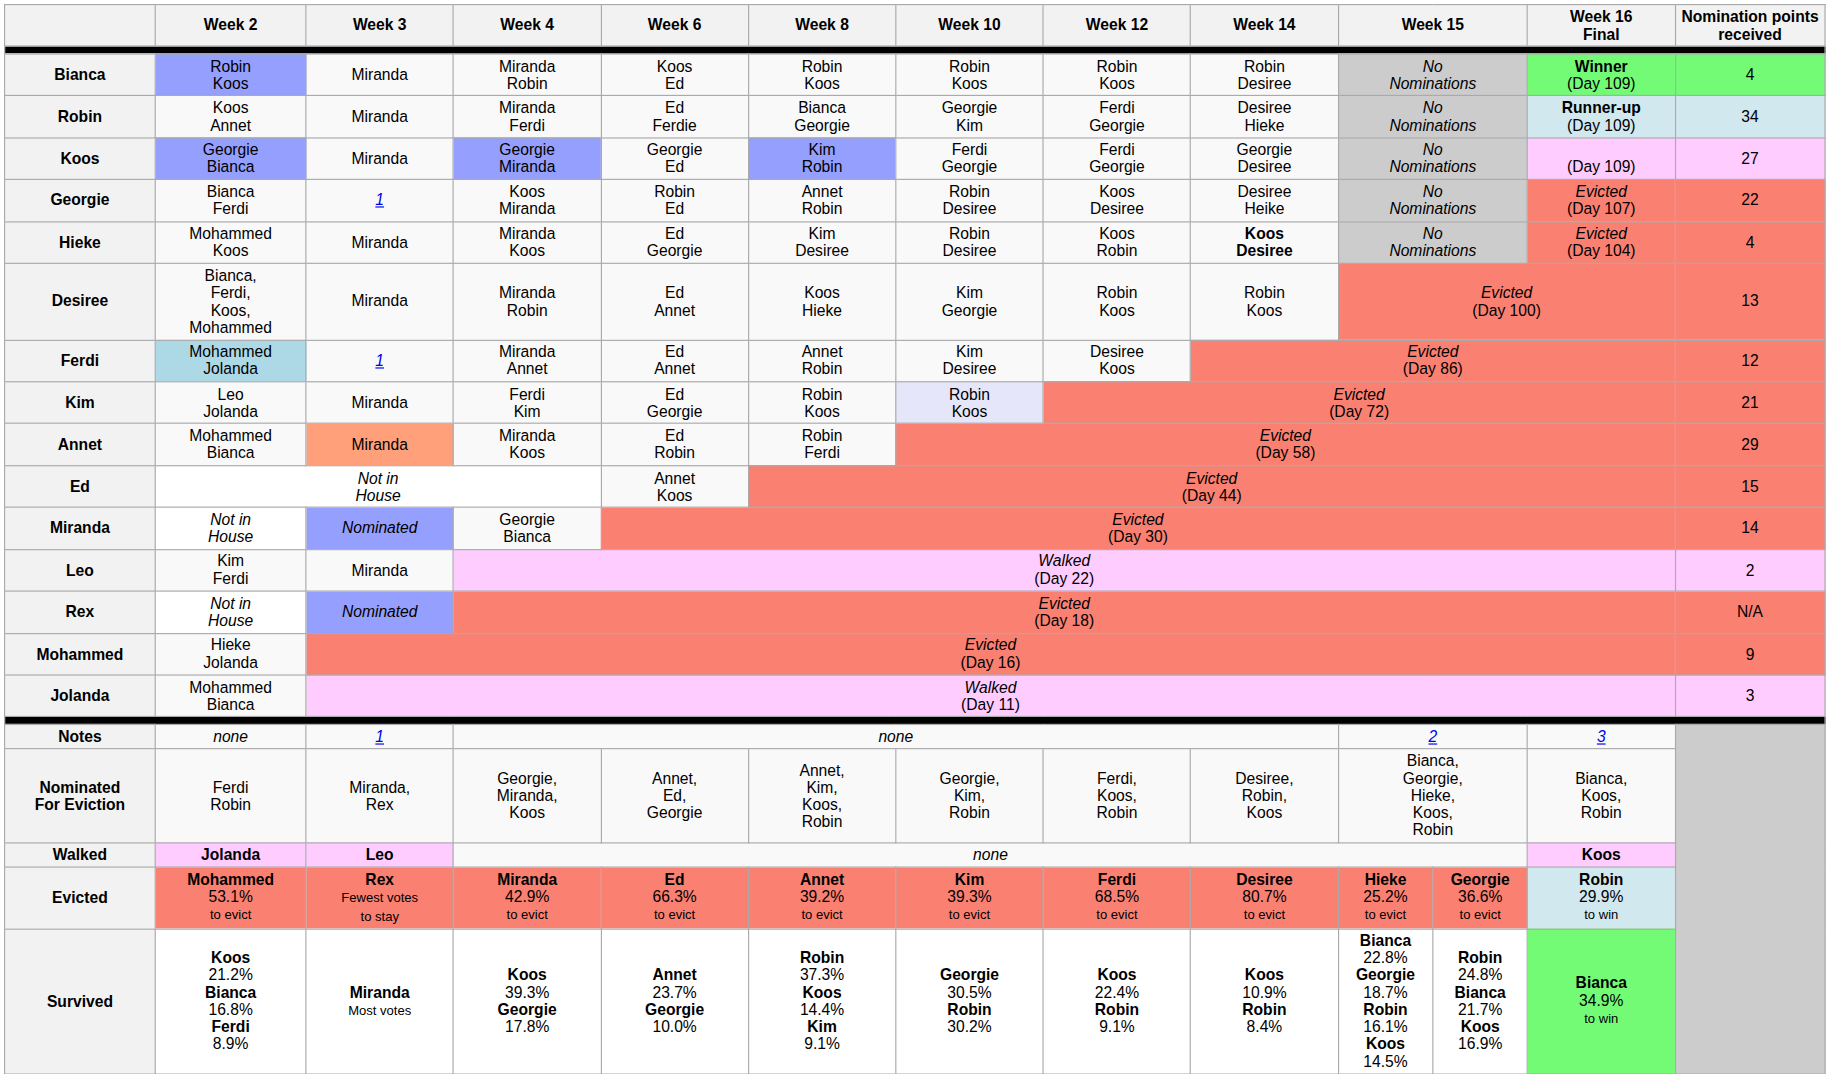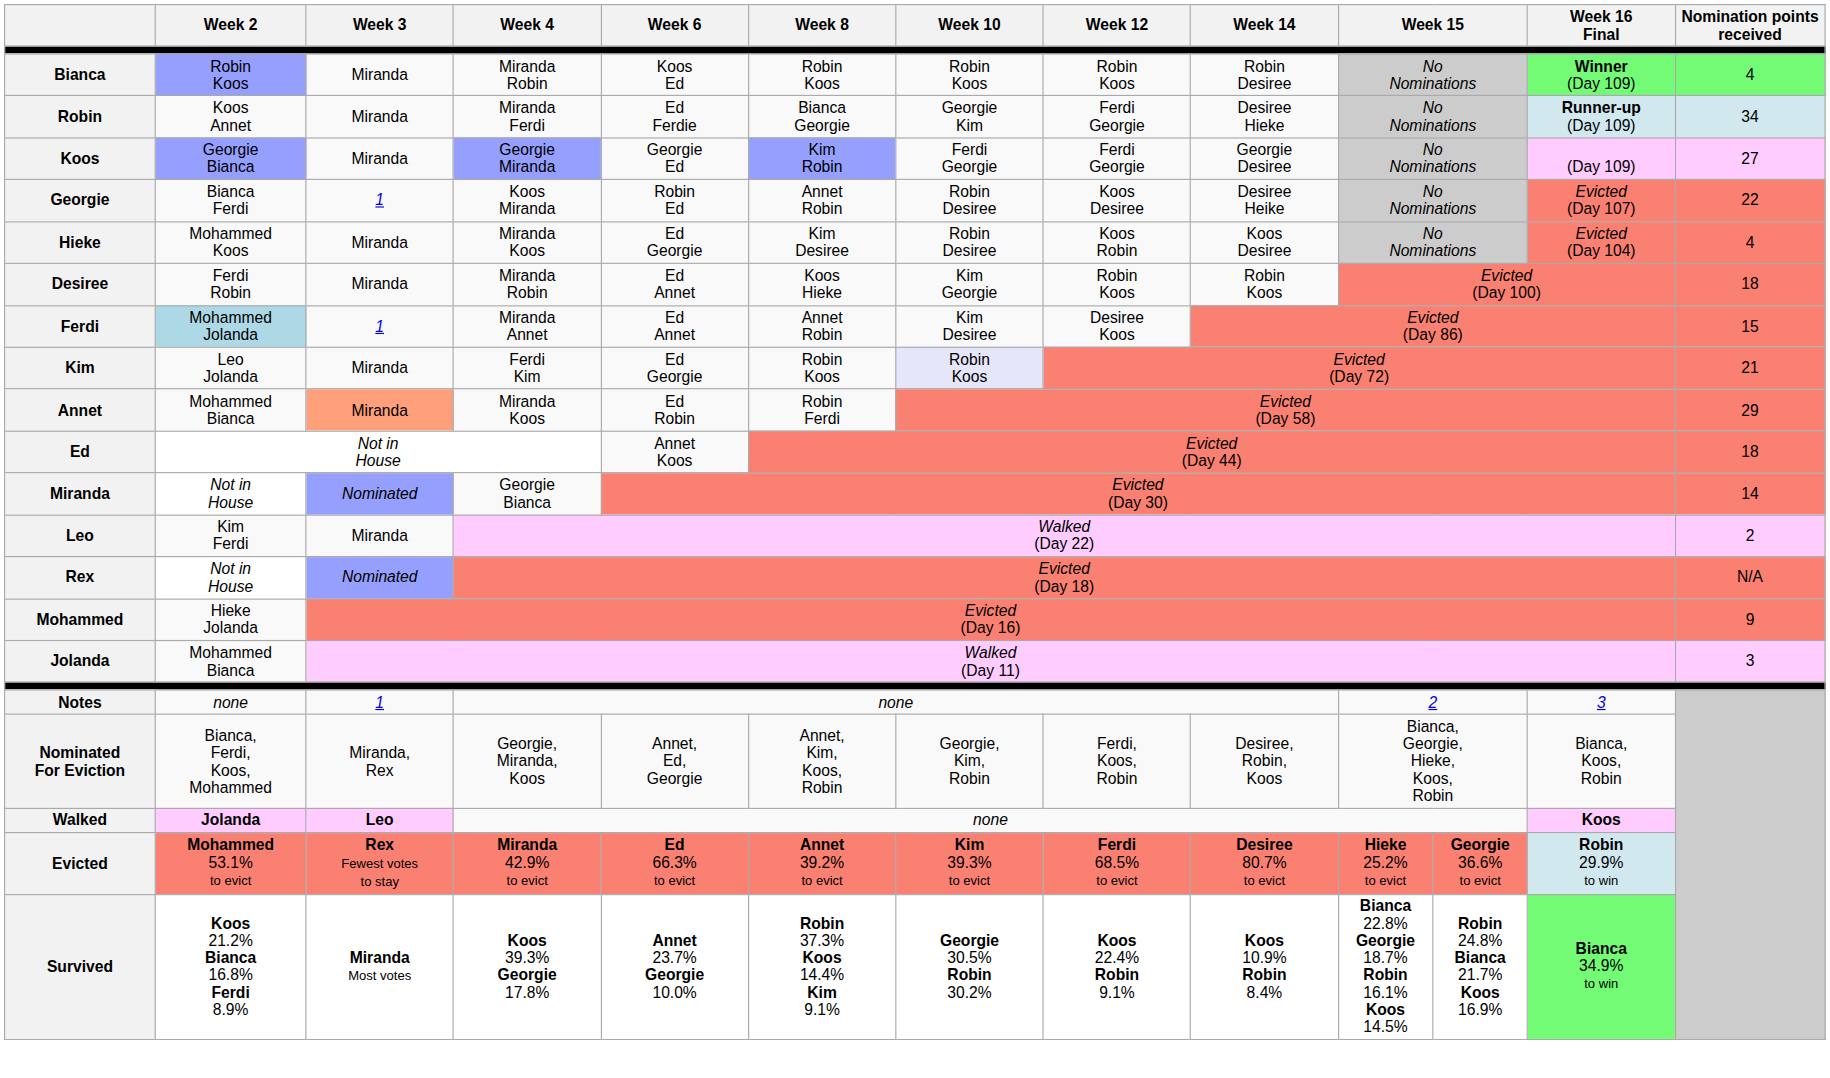(1264, 242) bold -> (1264, 242) normal
(231, 301) Bianca, Ferdi, Koos, Mohammed -> (231, 284) Ferdi Robin
(1750, 301) 13 -> (1750, 284) 18
(1750, 360) 12 -> (1750, 326) 15
(1750, 486) 15 -> (1750, 452) 18
(231, 795) Ferdi Robin -> (231, 761) Bianca, Ferdi, Koos, Mohammed
